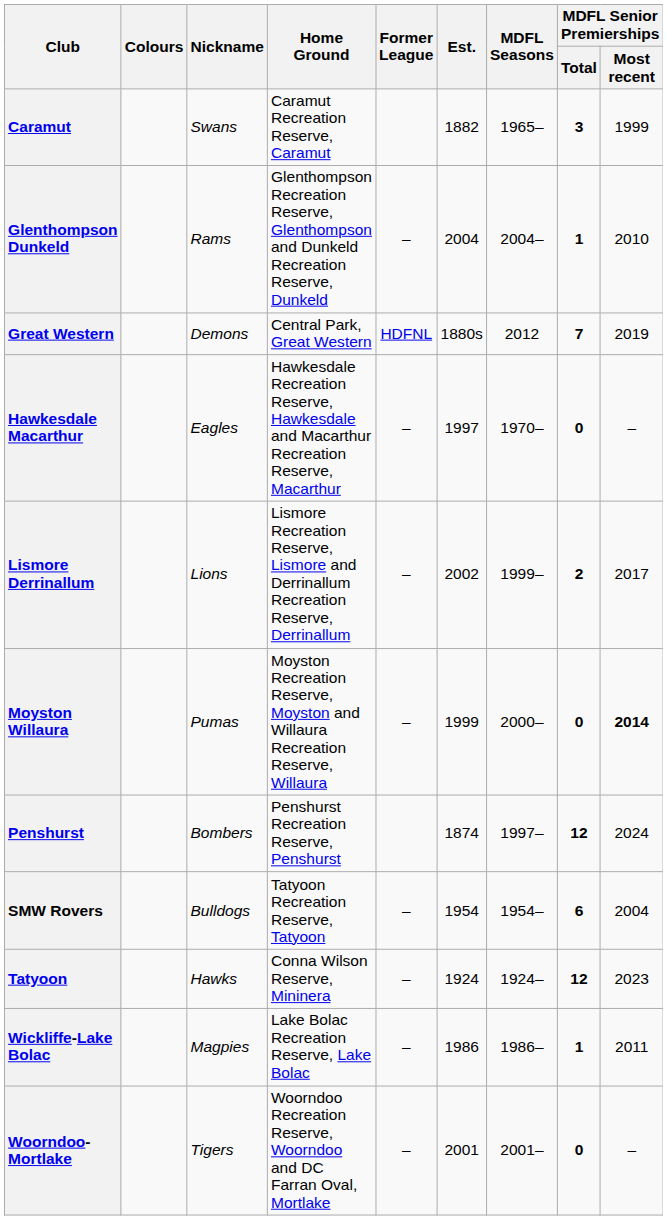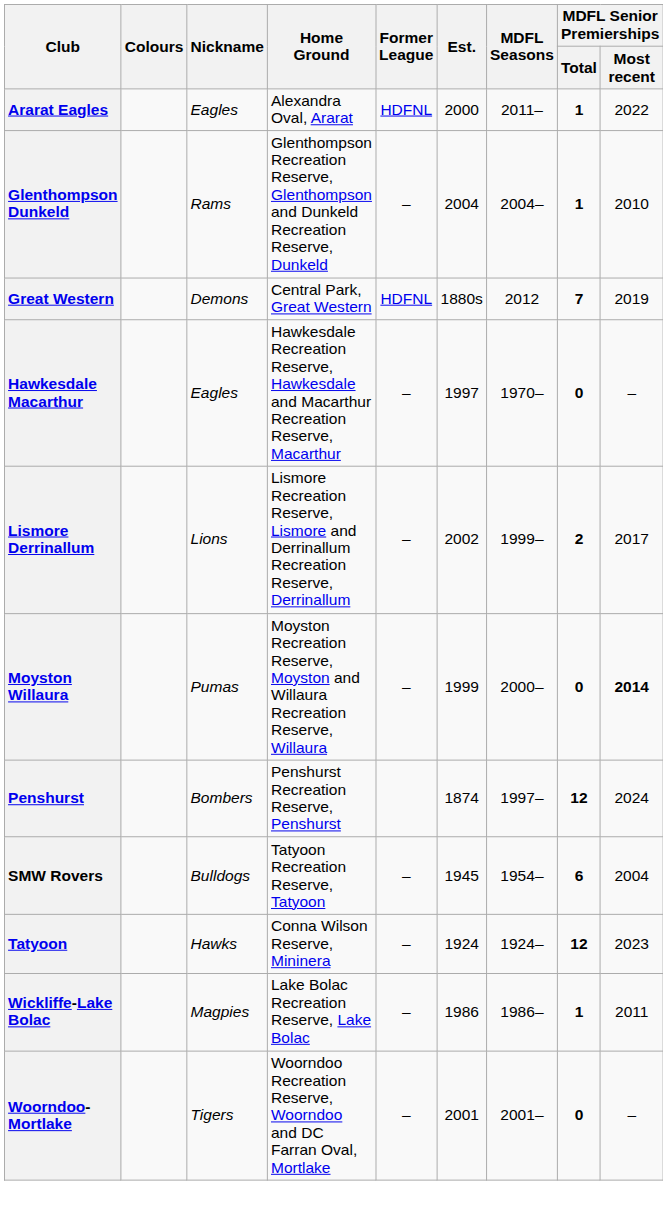+ row: (58, 109)
- row: (40, 127)
(462, 910) 1954 -> (462, 875) 1945
